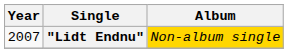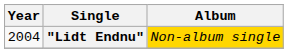(24, 38) 2007 -> (24, 38) 2004
